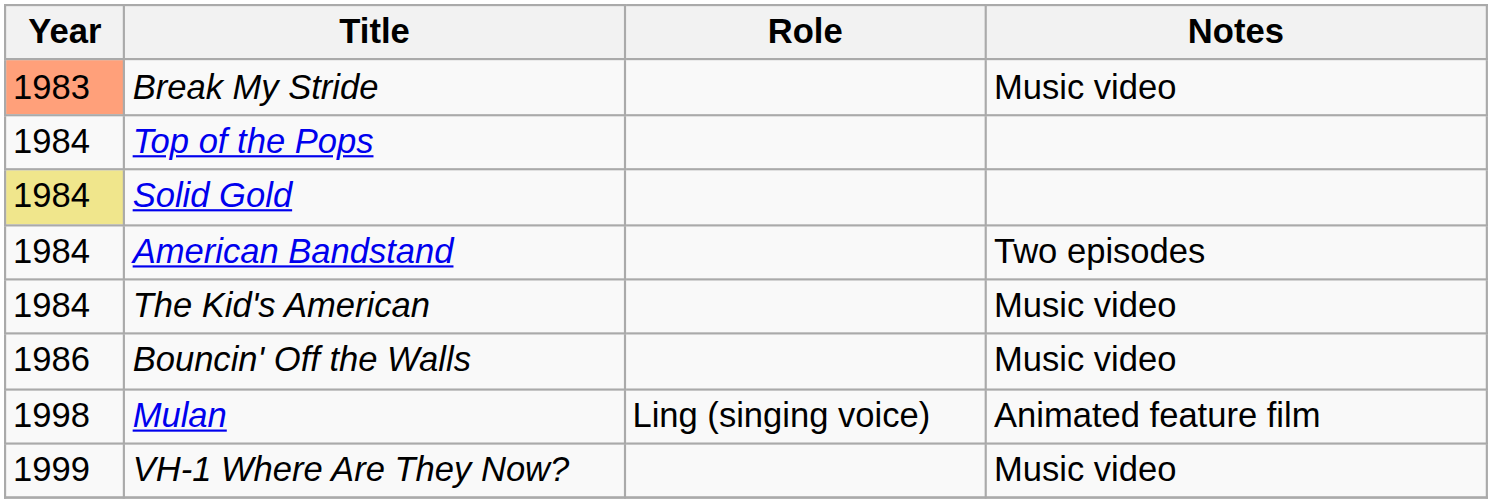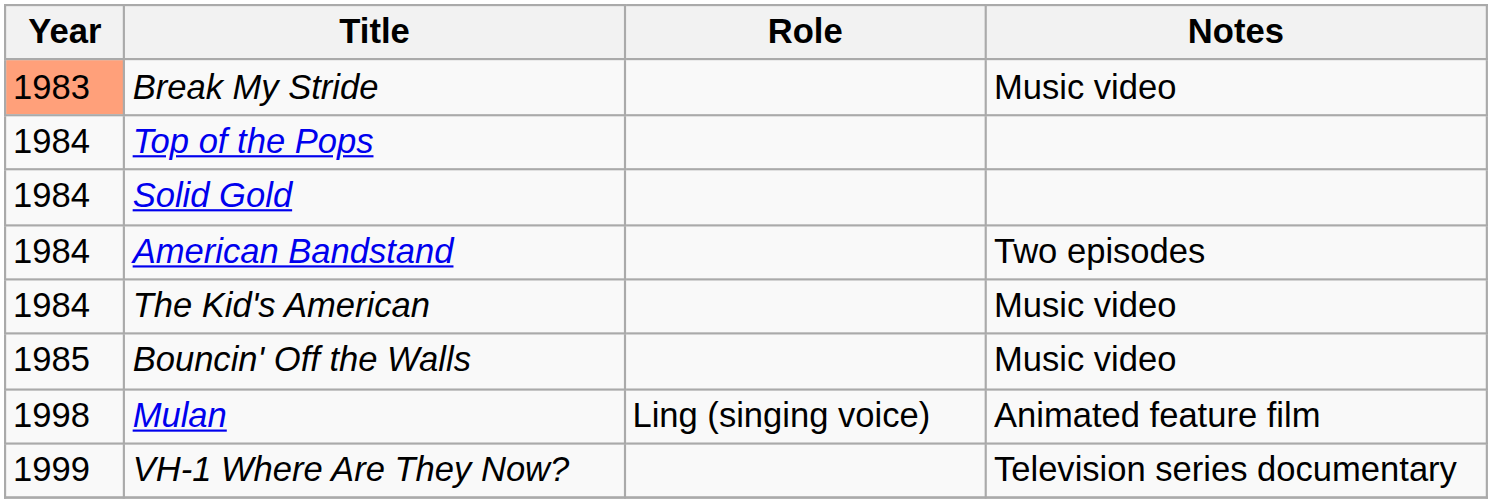(51, 196) khaki background -> (51, 196) no background
(51, 360) 1986 -> (51, 360) 1985
(1085, 470) Music video -> (1225, 470) Television series documentary
